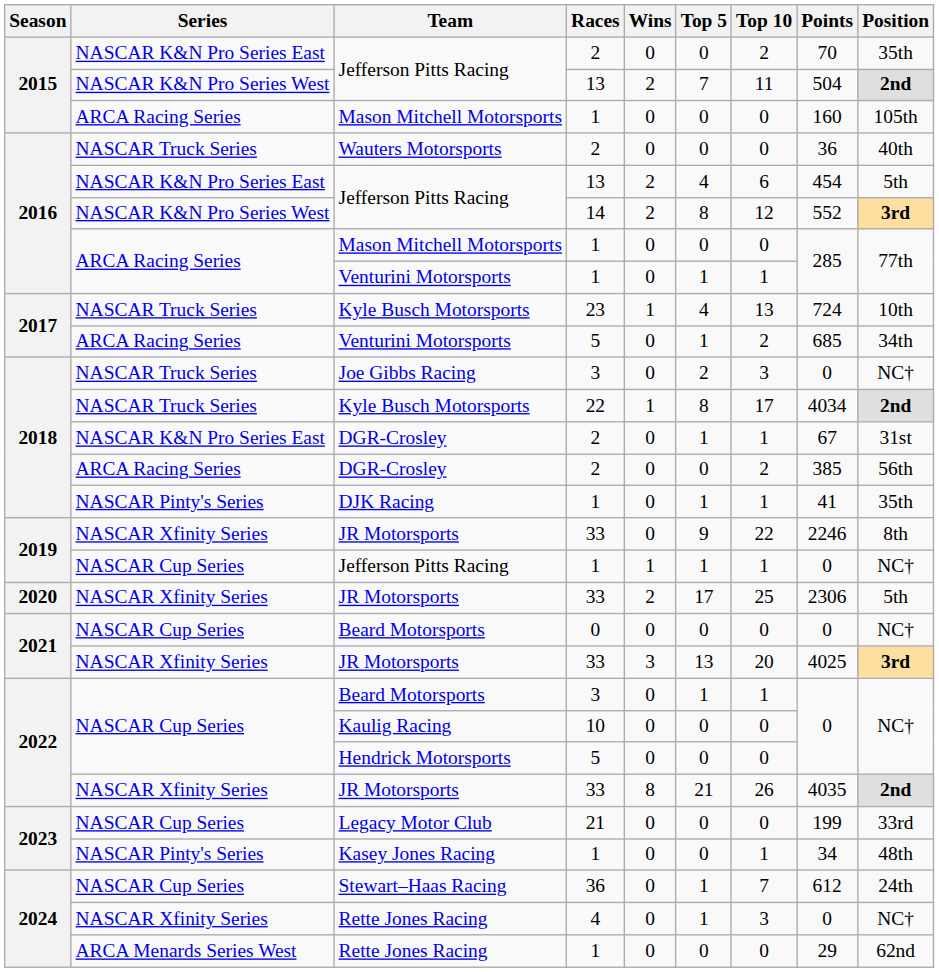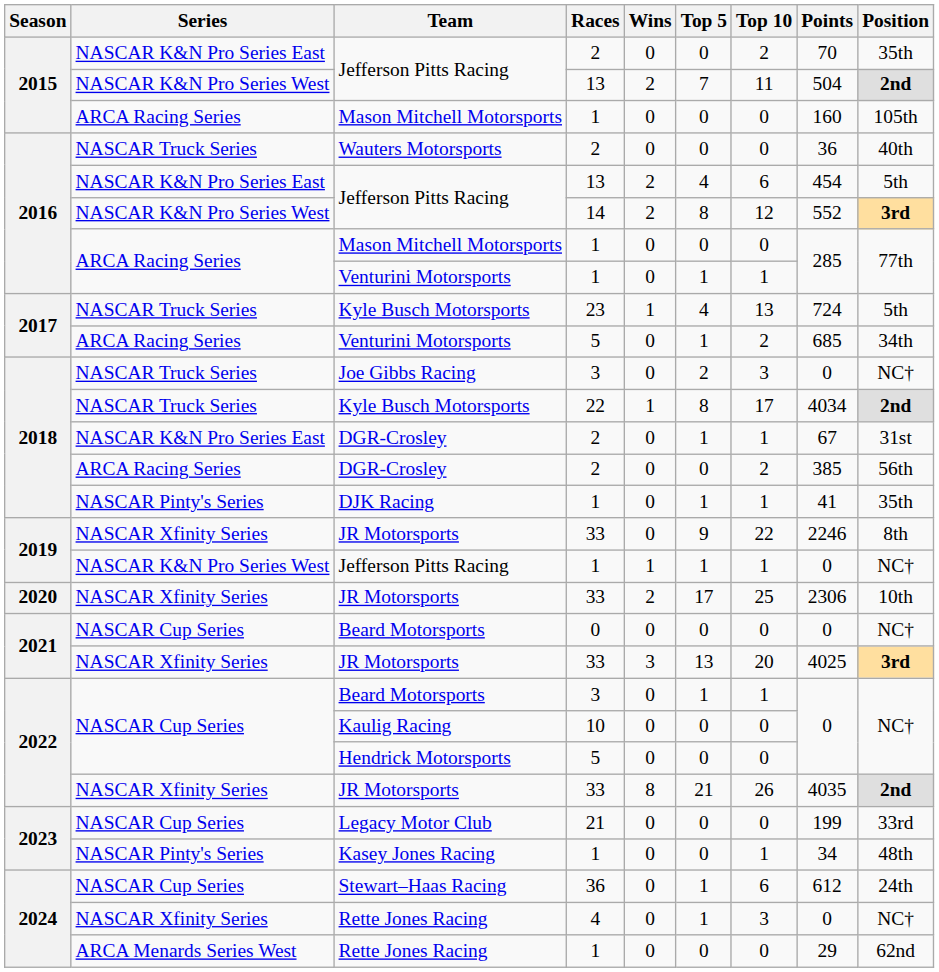(896, 309) 10th -> (896, 309) 5th
(160, 565) NASCAR Cup Series -> (203, 565) NASCAR K&N Pro Series West
(896, 598) 5th -> (896, 598) 10th
(764, 886) 7 -> (764, 886) 6
